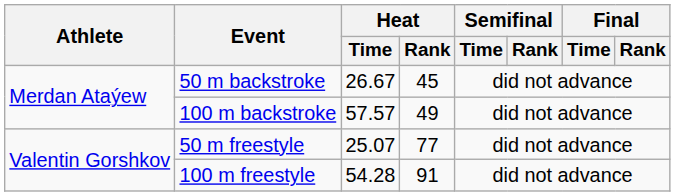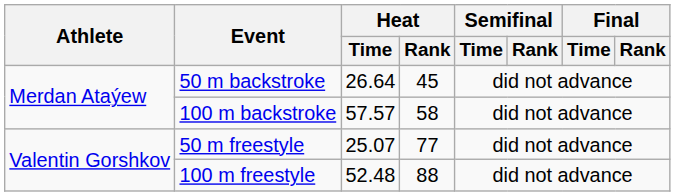(370, 82) 26.67 -> (370, 82) 26.64
(427, 113) 49 -> (427, 113) 58
(370, 176) 54.28 -> (370, 176) 52.48
(427, 176) 91 -> (427, 176) 88
